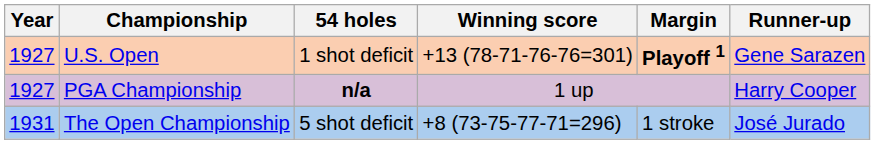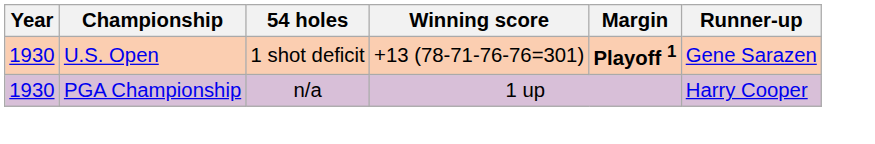(32, 55) 1927 -> (32, 55) 1930
(32, 90) 1927 -> (32, 90) 1930
(356, 90) bold -> (308, 90) normal
- row: (177, 122)
